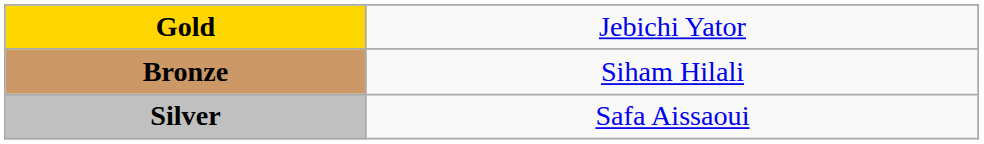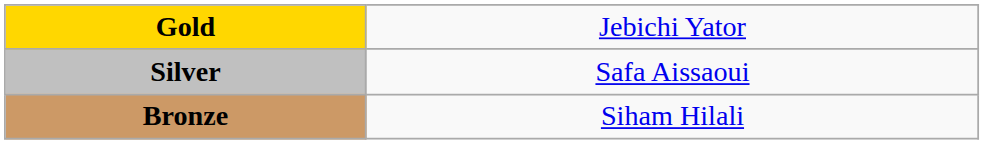rows swapped: (186, 116) <-> (186, 71)
